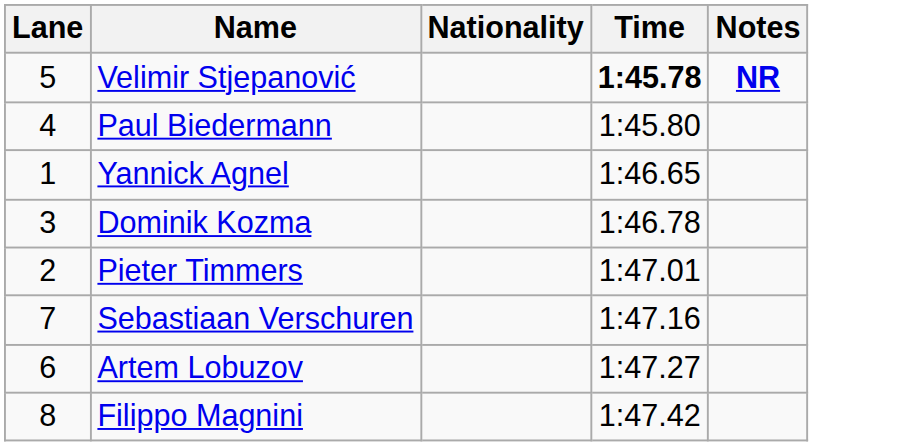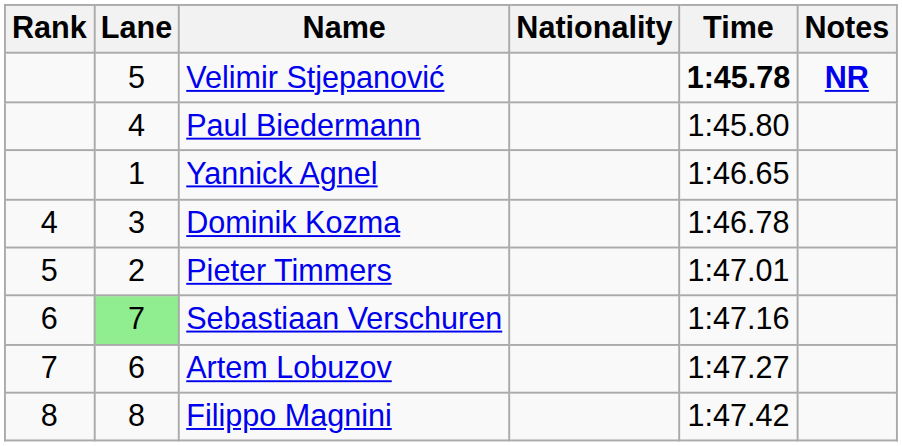+ column: (49, 28)
(48, 319) no background -> (136, 319) lightgreen background
